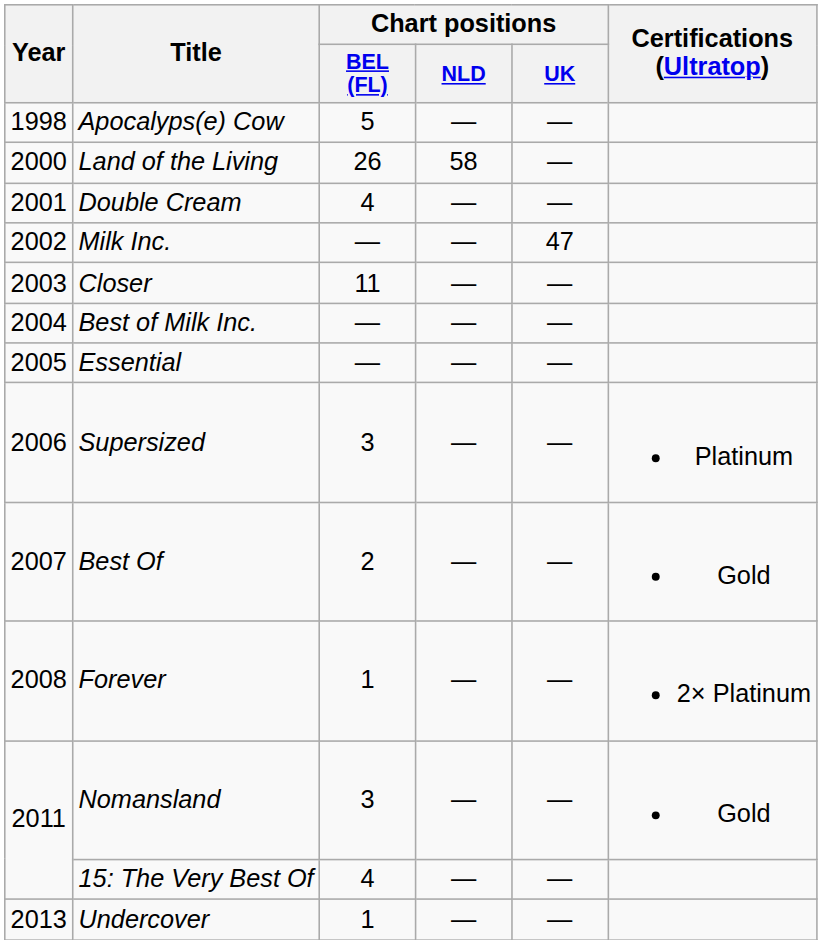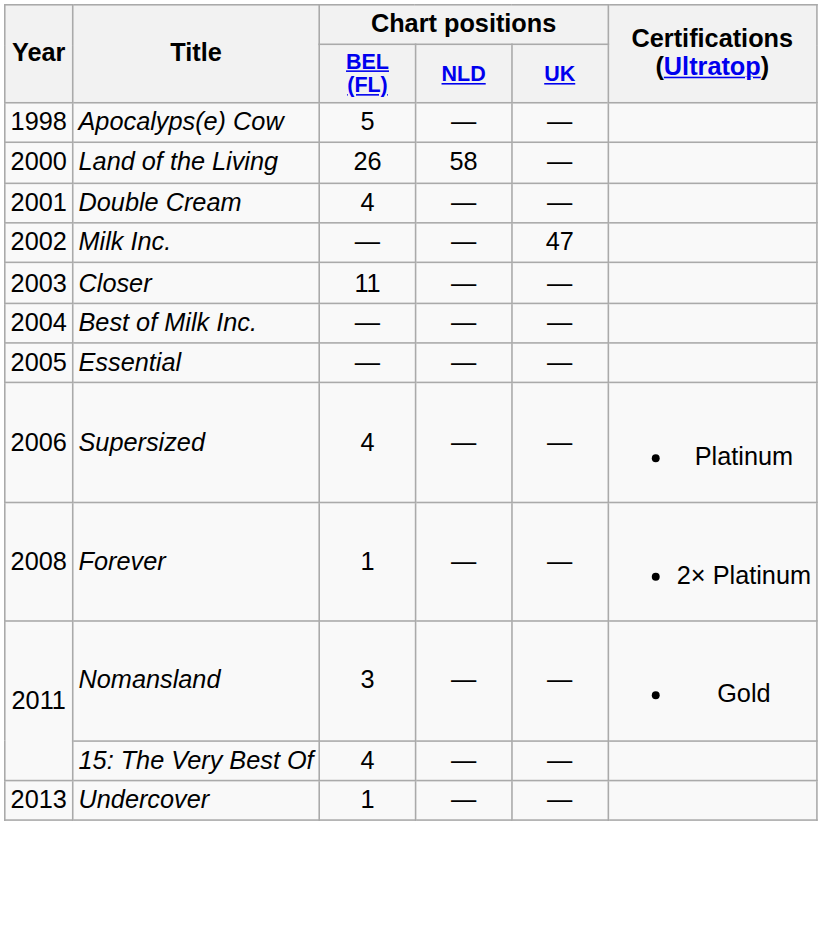(367, 442) 3 -> (367, 442) 4
- row: (121, 561)
